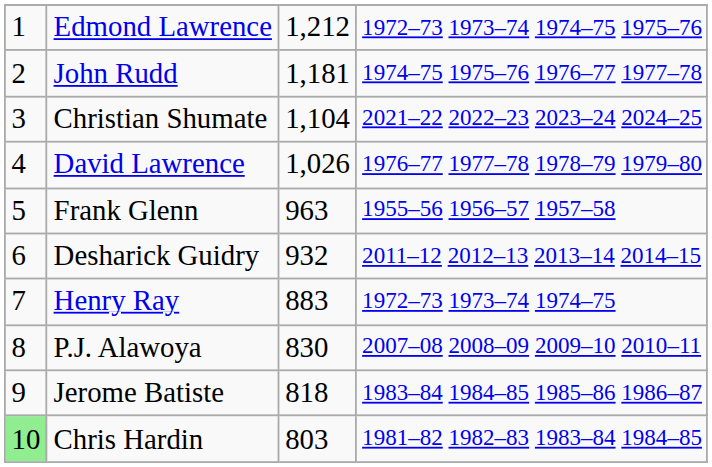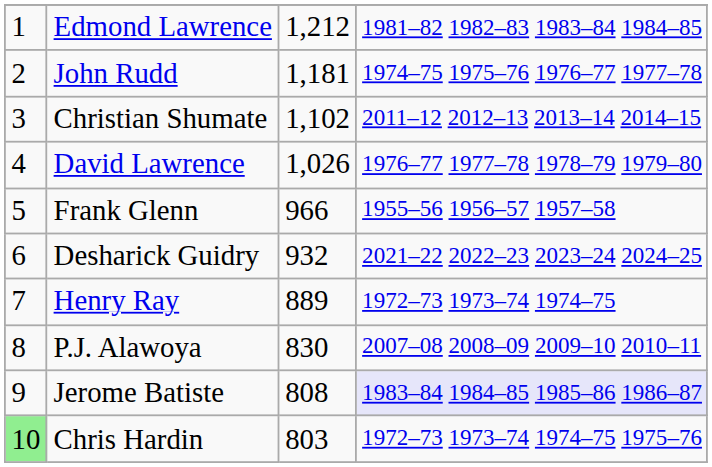(532, 27) 1972–73 1973–74 1974–75 1975–76 -> (532, 27) 1981–82 1982–83 1983–84 1984–85
(318, 118) 1,104 -> (318, 118) 1,102
(532, 118) 2021–22 2022–23 2023–24 2024–25 -> (532, 118) 2011–12 2012–13 2013–14 2014–15
(307, 210) 963 -> (307, 210) 966
(532, 255) 2011–12 2012–13 2013–14 2014–15 -> (532, 255) 2021–22 2022–23 2023–24 2024–25
(307, 301) 883 -> (307, 301) 889
(307, 392) 818 -> (307, 392) 808
(532, 392) no background -> (532, 392) lavender background
(532, 438) 1981–82 1982–83 1983–84 1984–85 -> (532, 438) 1972–73 1973–74 1974–75 1975–76
